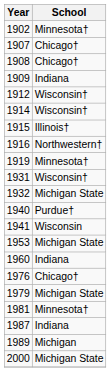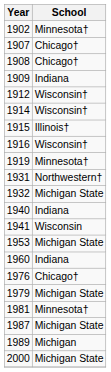(68, 144) Northwestern† -> (61, 144) Wisconsin†
(61, 177) Wisconsin† -> (68, 177) Northwestern†
(54, 210) Purdue† -> (52, 210) Indiana
(52, 326) Indiana -> (69, 326) Michigan State
